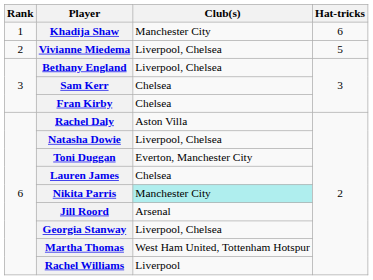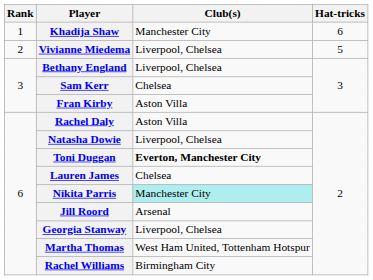(153, 103) Chelsea -> (161, 103) Aston Villa
(194, 157) normal -> (198, 157) bold
(158, 265) Liverpool -> (175, 265) Birmingham City
